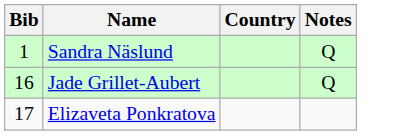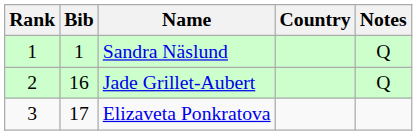+ column: (32, 20)
